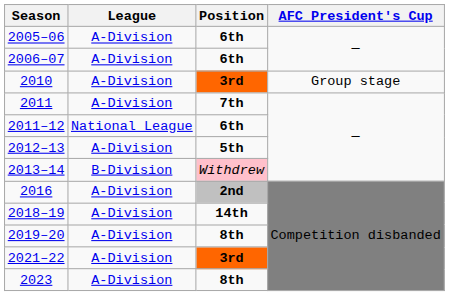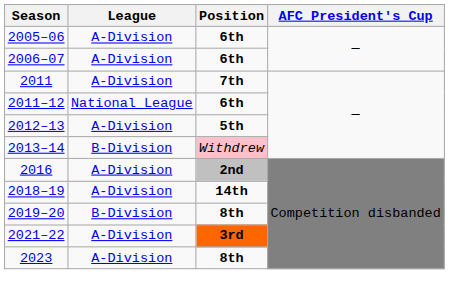- row: (36, 82)
(132, 236) A-Division -> (132, 214) B-Division
